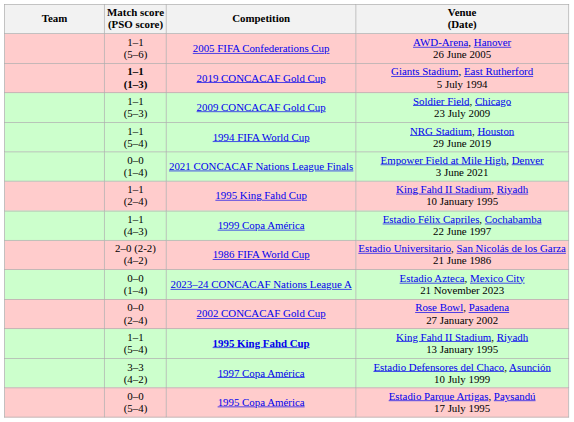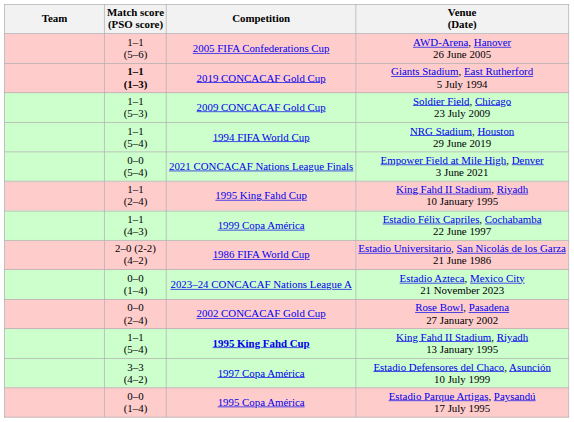(136, 166) 0–0 (1–4) -> (136, 166) 0–0 (5–4)
(136, 402) 0–0 (5–4) -> (136, 402) 0–0 (1–4)
